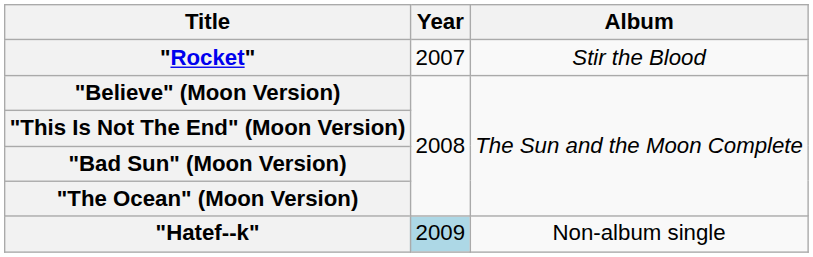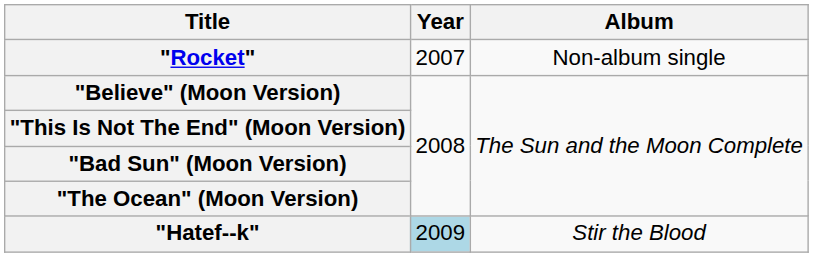(639, 57) Stir the Blood -> (639, 57) Non-album single
(639, 233) Non-album single -> (639, 233) Stir the Blood
